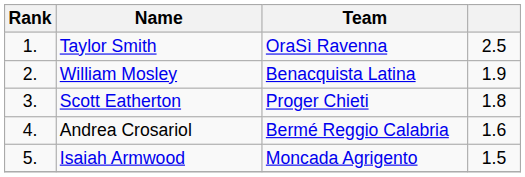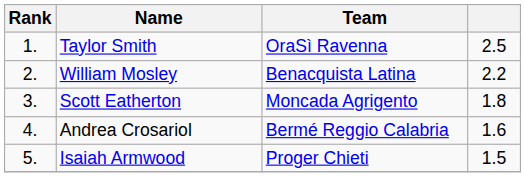(494, 74) 1.9 -> (494, 74) 2.2
(317, 102) Proger Chieti -> (342, 102) Moncada Agrigento
(342, 158) Moncada Agrigento -> (317, 158) Proger Chieti
